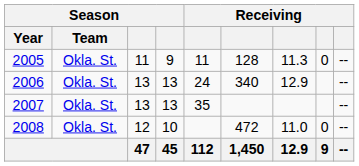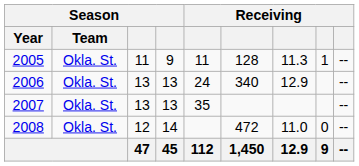(325, 60) 0 -> (325, 60) 1
(170, 127) 10 -> (170, 127) 14
